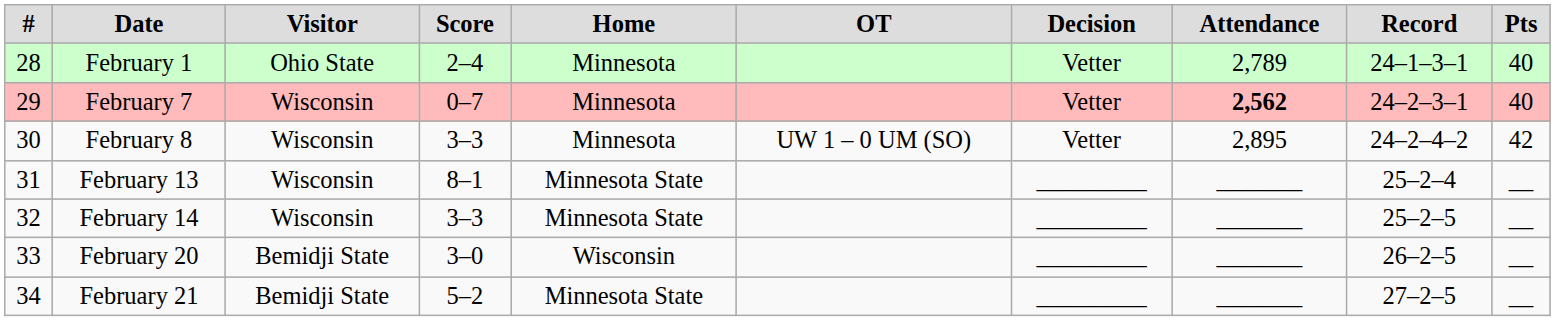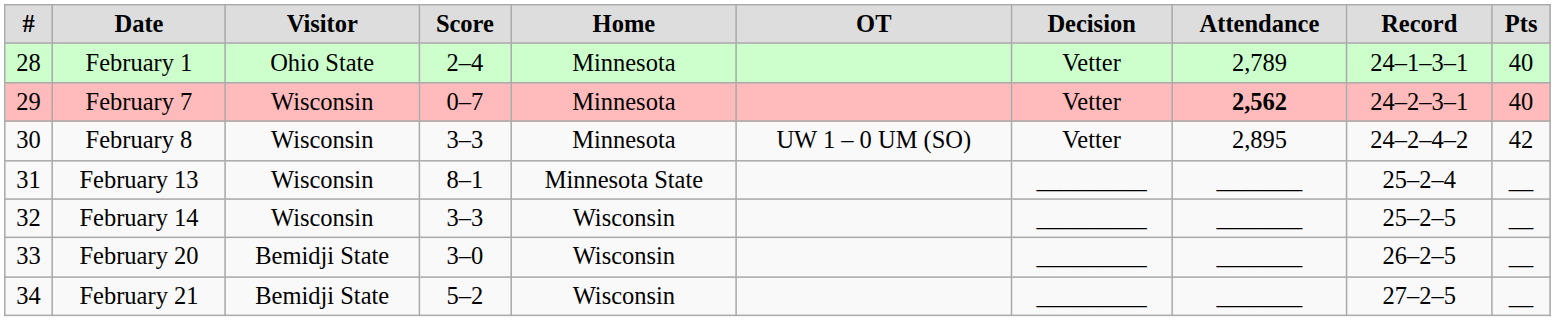(624, 218) Minnesota State -> (624, 218) Wisconsin
(624, 295) Minnesota State -> (624, 295) Wisconsin
